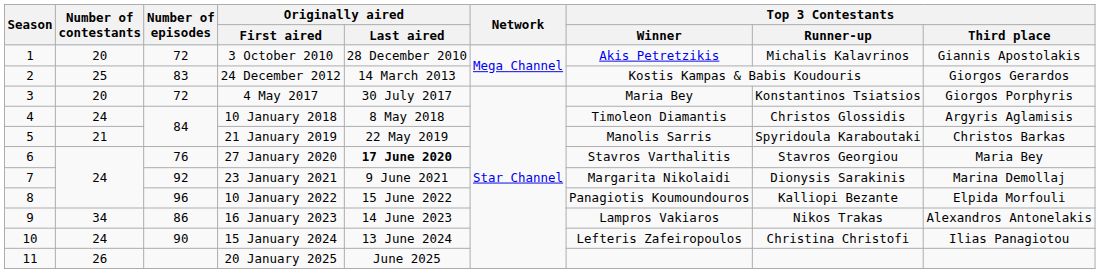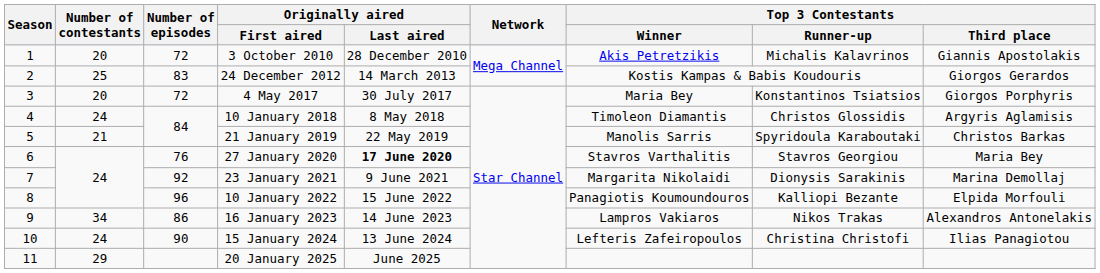(100, 259) 26 -> (100, 259) 29
